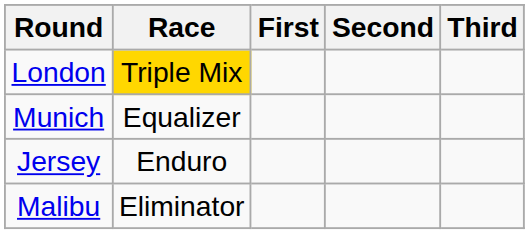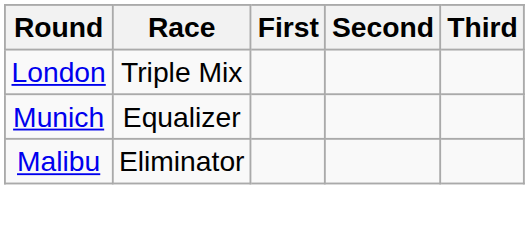(182, 72) gold background -> (182, 72) no background
- row: (59, 162)
